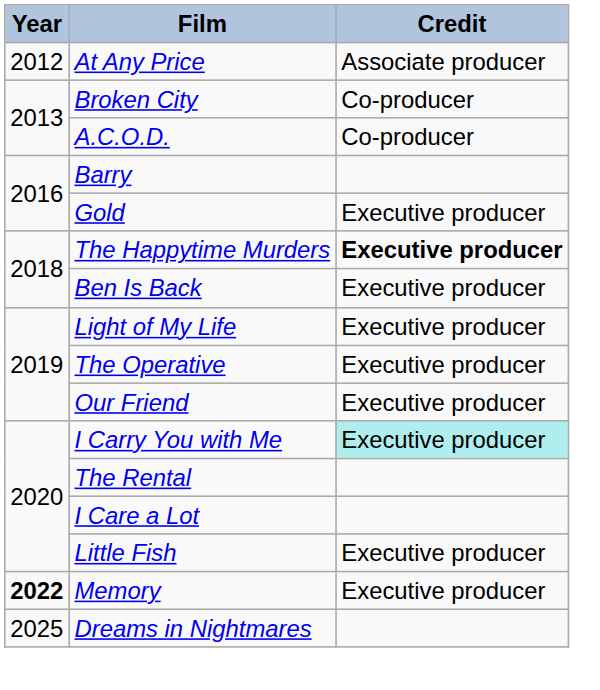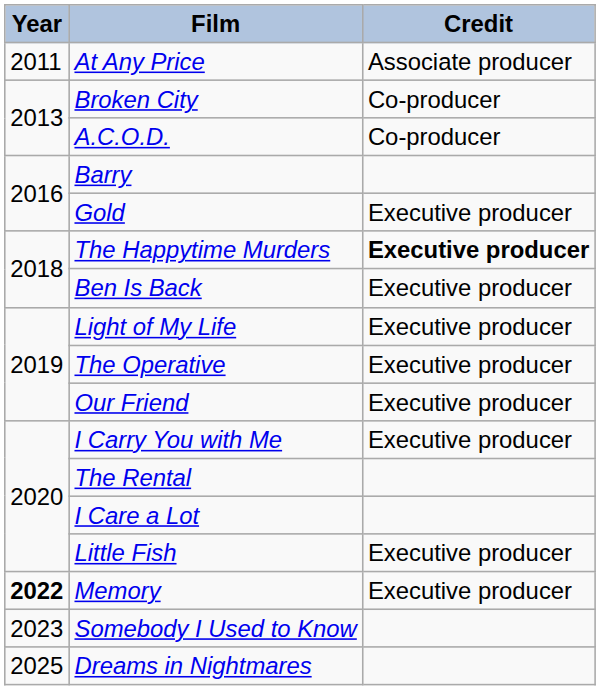(37, 62) 2012 -> (36, 62) 2011
(443, 439) paleturquoise background -> (470, 439) no background
+ row: (216, 628)
